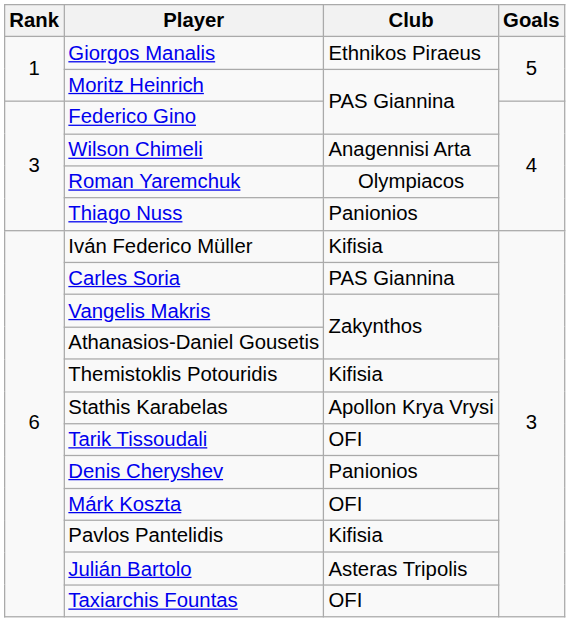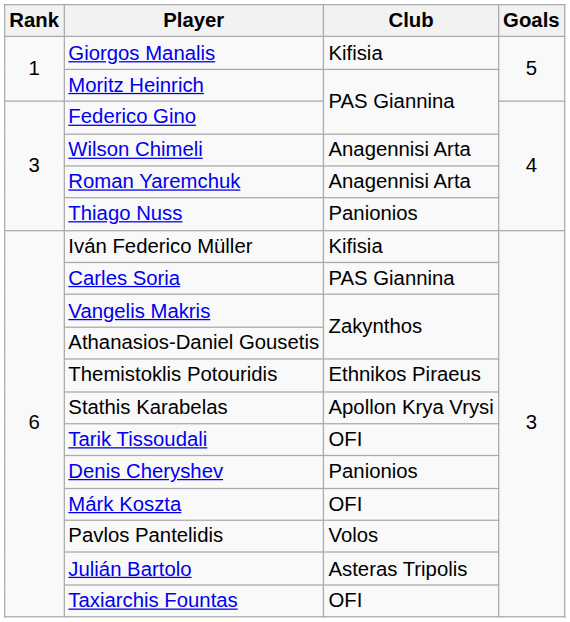(405, 52) Ethnikos Piraeus -> (356, 52) Kifisia
(411, 181) Olympiacos -> (400, 181) Anagennisi Arta
(356, 375) Kifisia -> (405, 375) Ethnikos Piraeus
(356, 536) Kifisia -> (353, 536) Volos
